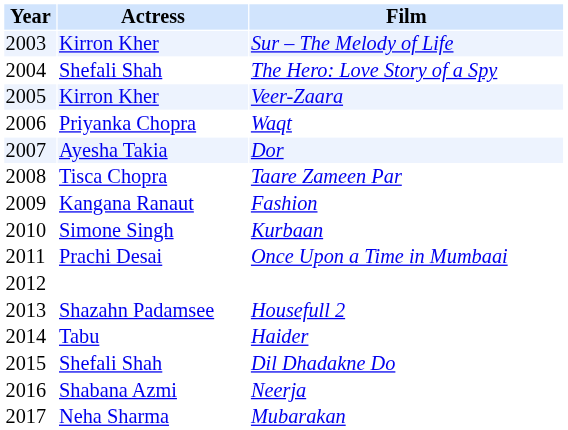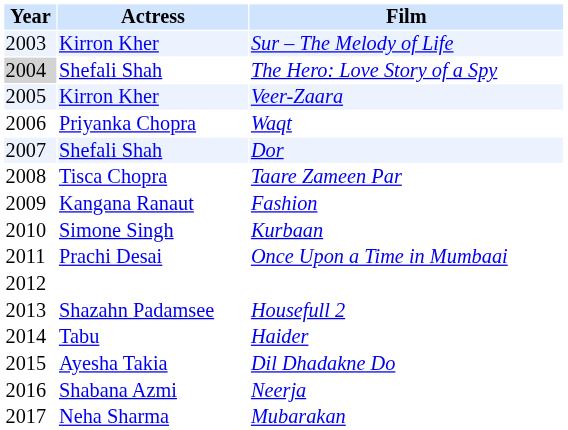(26, 70) no background -> (26, 70) lightgrey background
(113, 150) Ayesha Takia -> (111, 150) Shefali Shah
(111, 363) Shefali Shah -> (113, 363) Ayesha Takia
